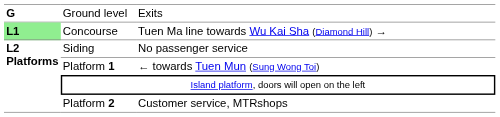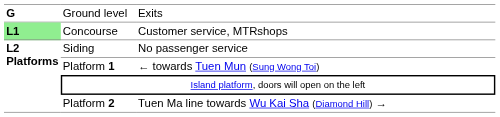(262, 31) Tuen Ma line towards Wu Kai Sha (Diamond Hill) → -> (213, 31) Customer service, MTRshops
(213, 103) Customer service, MTRshops -> (262, 103) Tuen Ma line towards Wu Kai Sha (Diamond Hill) →
